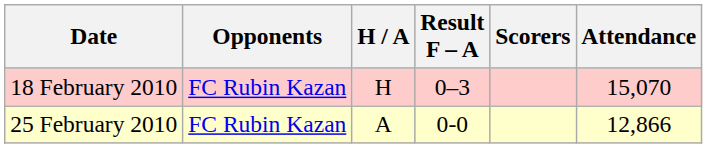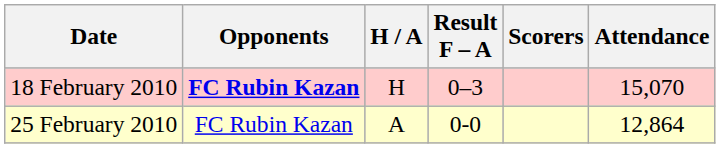(267, 86) normal -> (274, 86) bold
(639, 124) 12,866 -> (652, 124) 12,864
